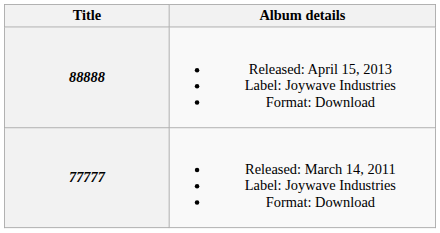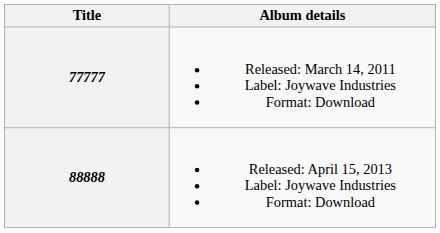rows swapped: (87, 177) <-> (87, 77)
